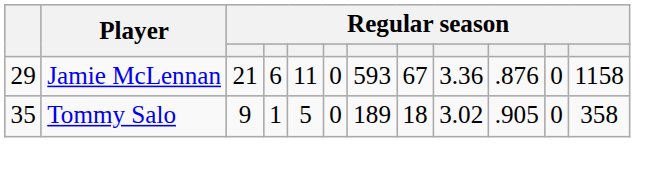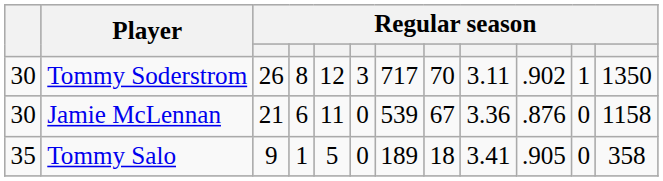+ row: (147, 75)
(23, 75) 29 -> (23, 115) 30
(372, 75) 593 -> (399, 115) 539
(461, 115) 3.02 -> (488, 155) 3.41
